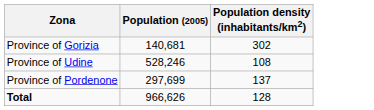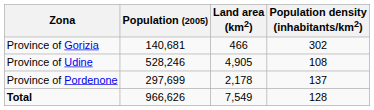+ column: (239, 20)
